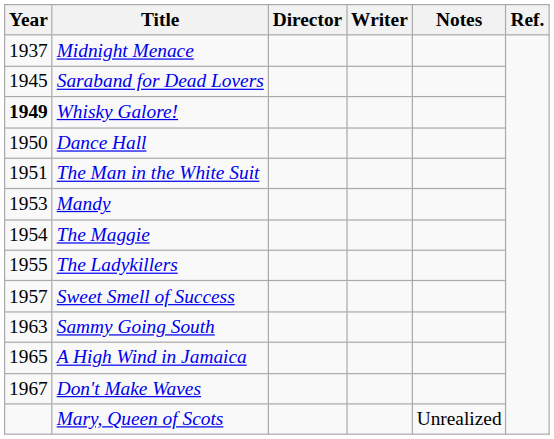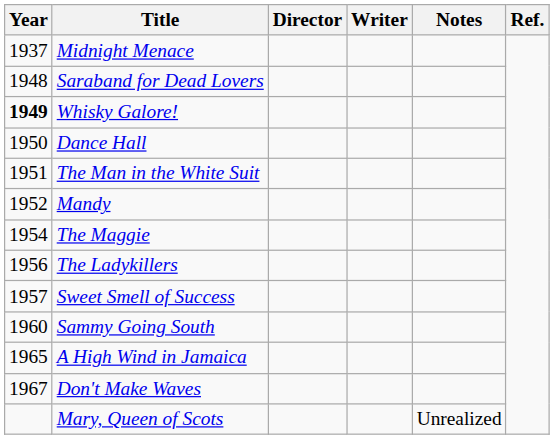(28, 81) 1945 -> (28, 81) 1948
(28, 204) 1953 -> (28, 204) 1952
(28, 265) 1955 -> (28, 265) 1956
(28, 326) 1963 -> (28, 326) 1960
